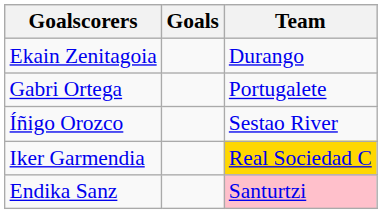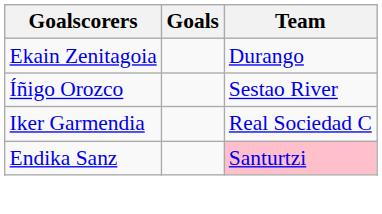- row: (66, 89)
(300, 157) gold background -> (300, 123) no background
